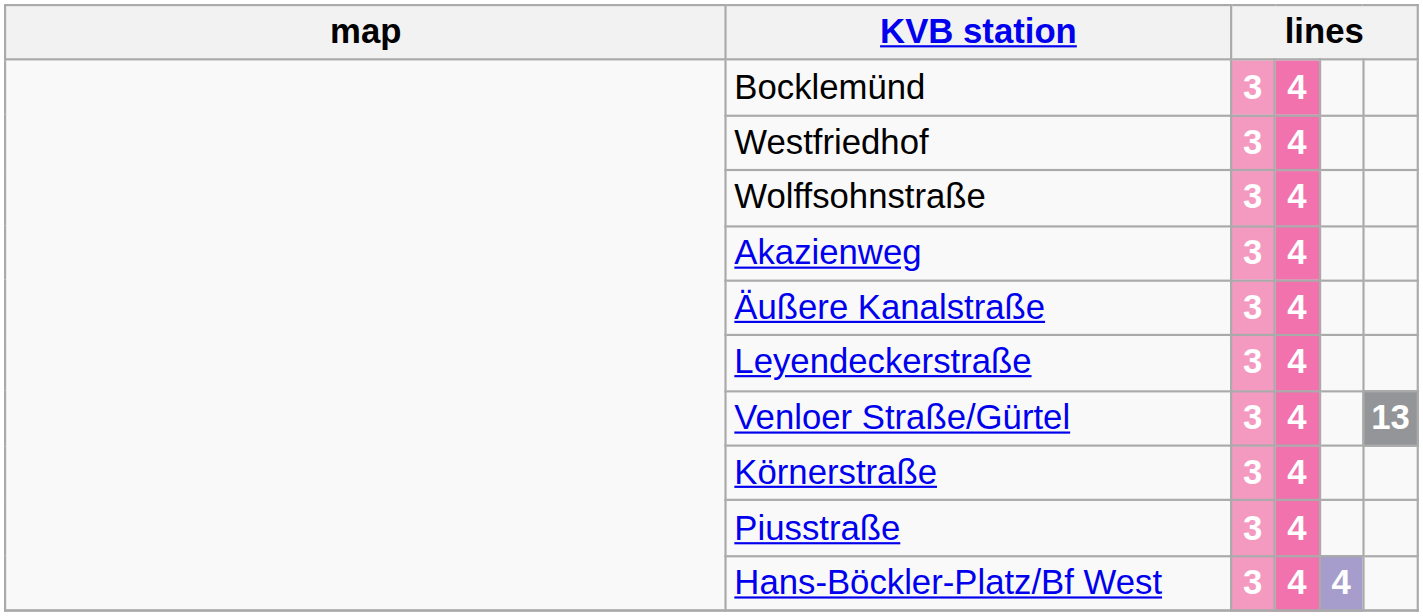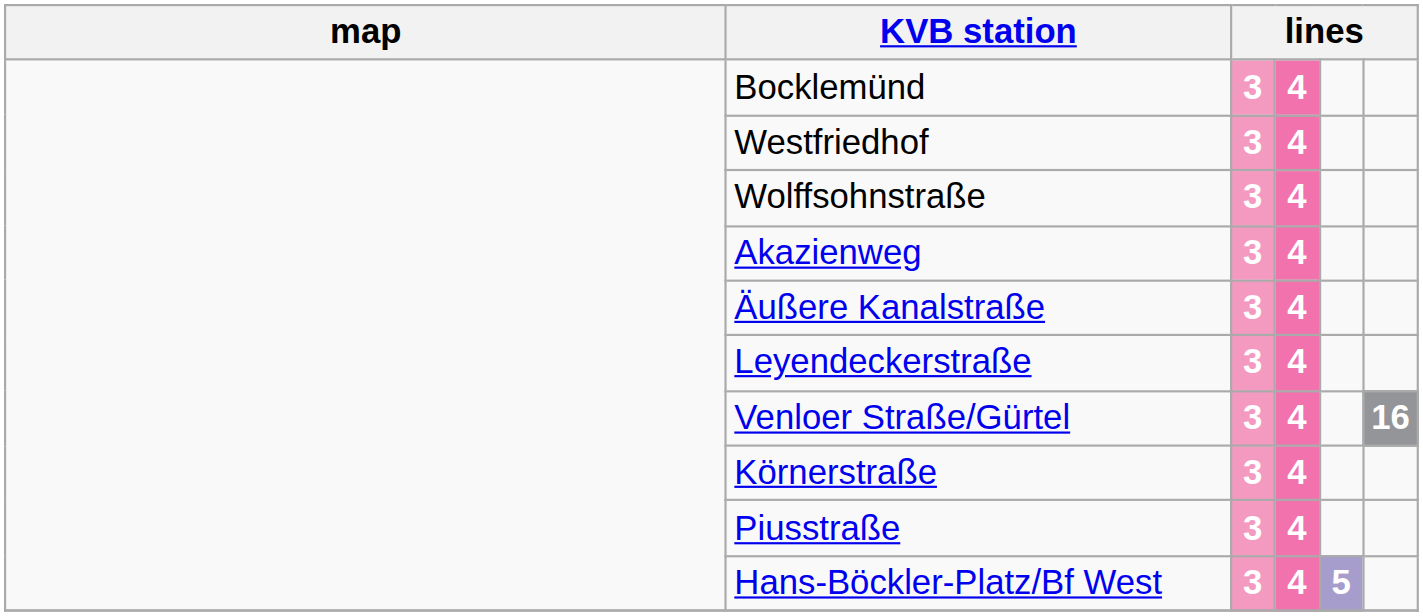(1391, 417) 13 -> (1391, 417) 16
(1341, 582) 4 -> (1341, 582) 5
